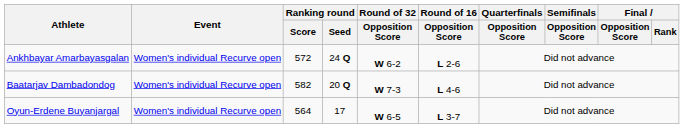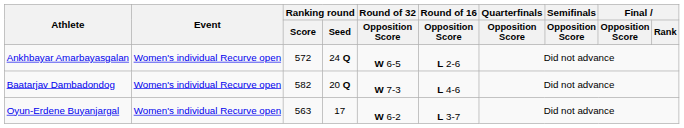(388, 64) W 6-2 -> (388, 64) W 6-5
(303, 111) 564 -> (303, 111) 563
(388, 116) W 6-5 -> (388, 116) W 6-2
